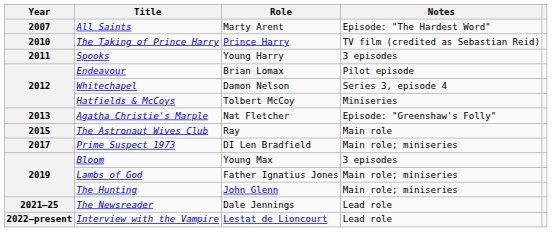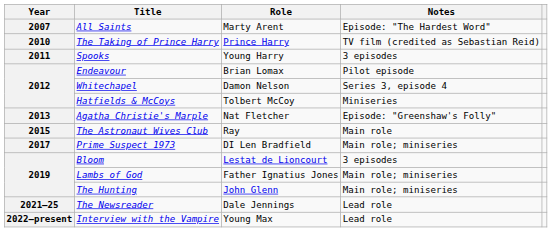(248, 160) Young Max -> (275, 160) Lestat de Lioncourt
(275, 219) Lestat de Lioncourt -> (248, 219) Young Max
